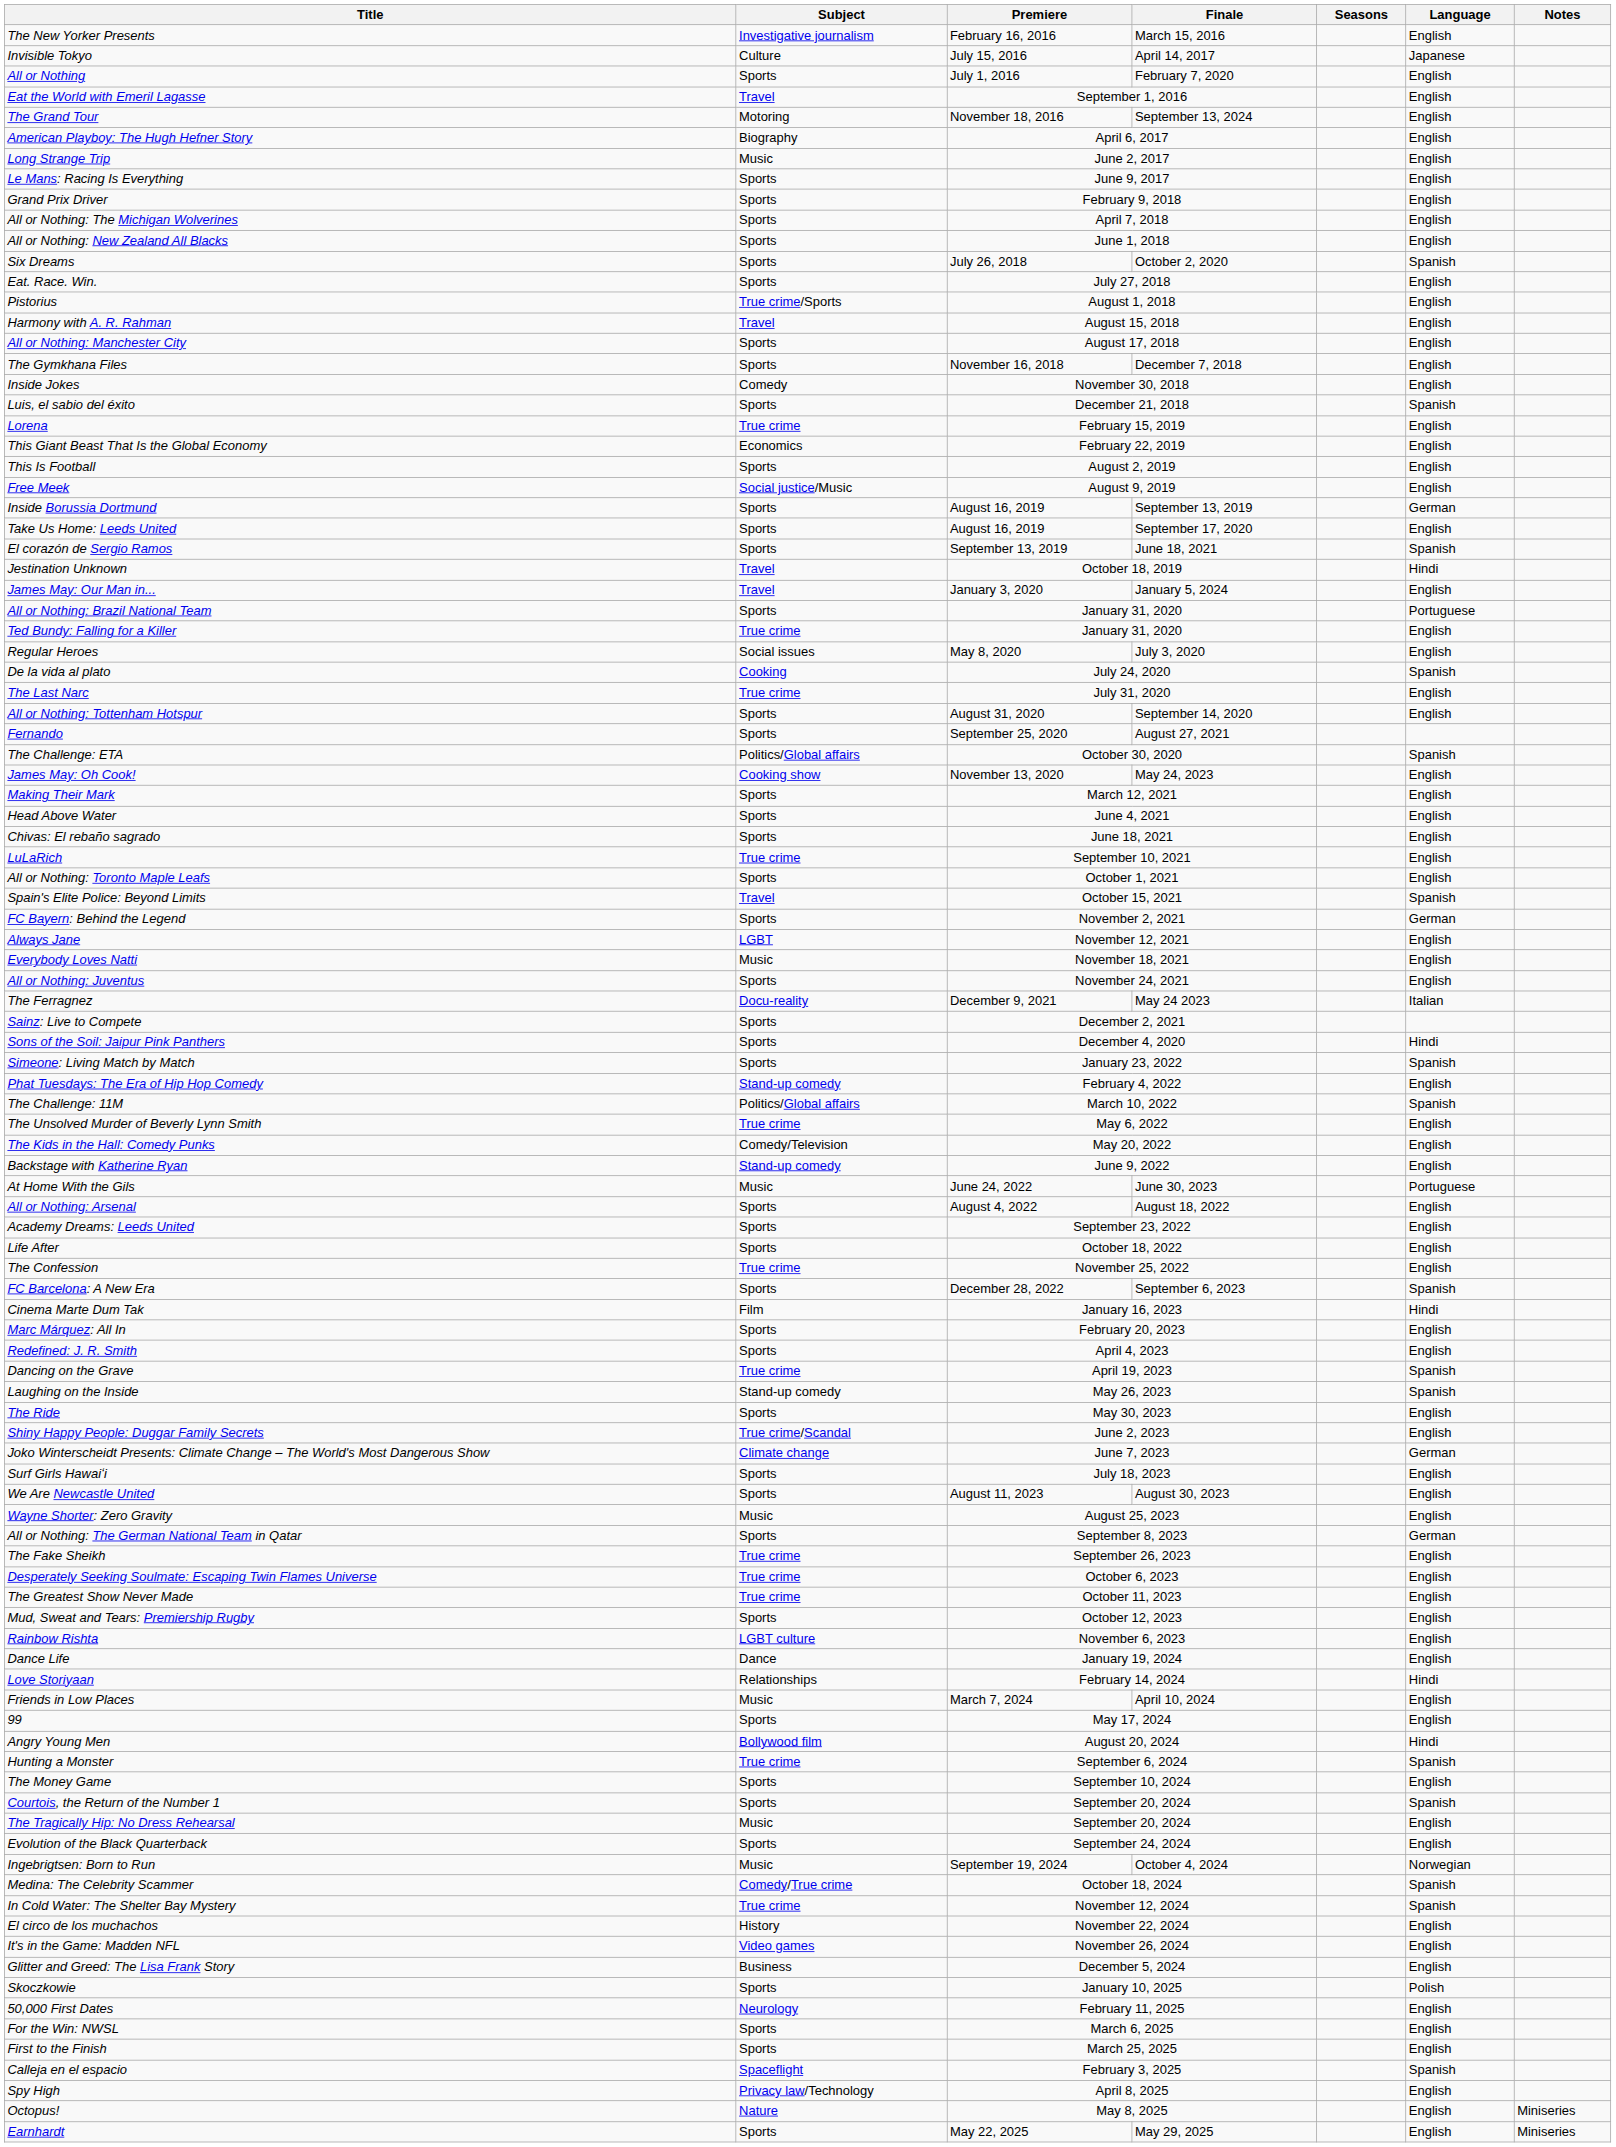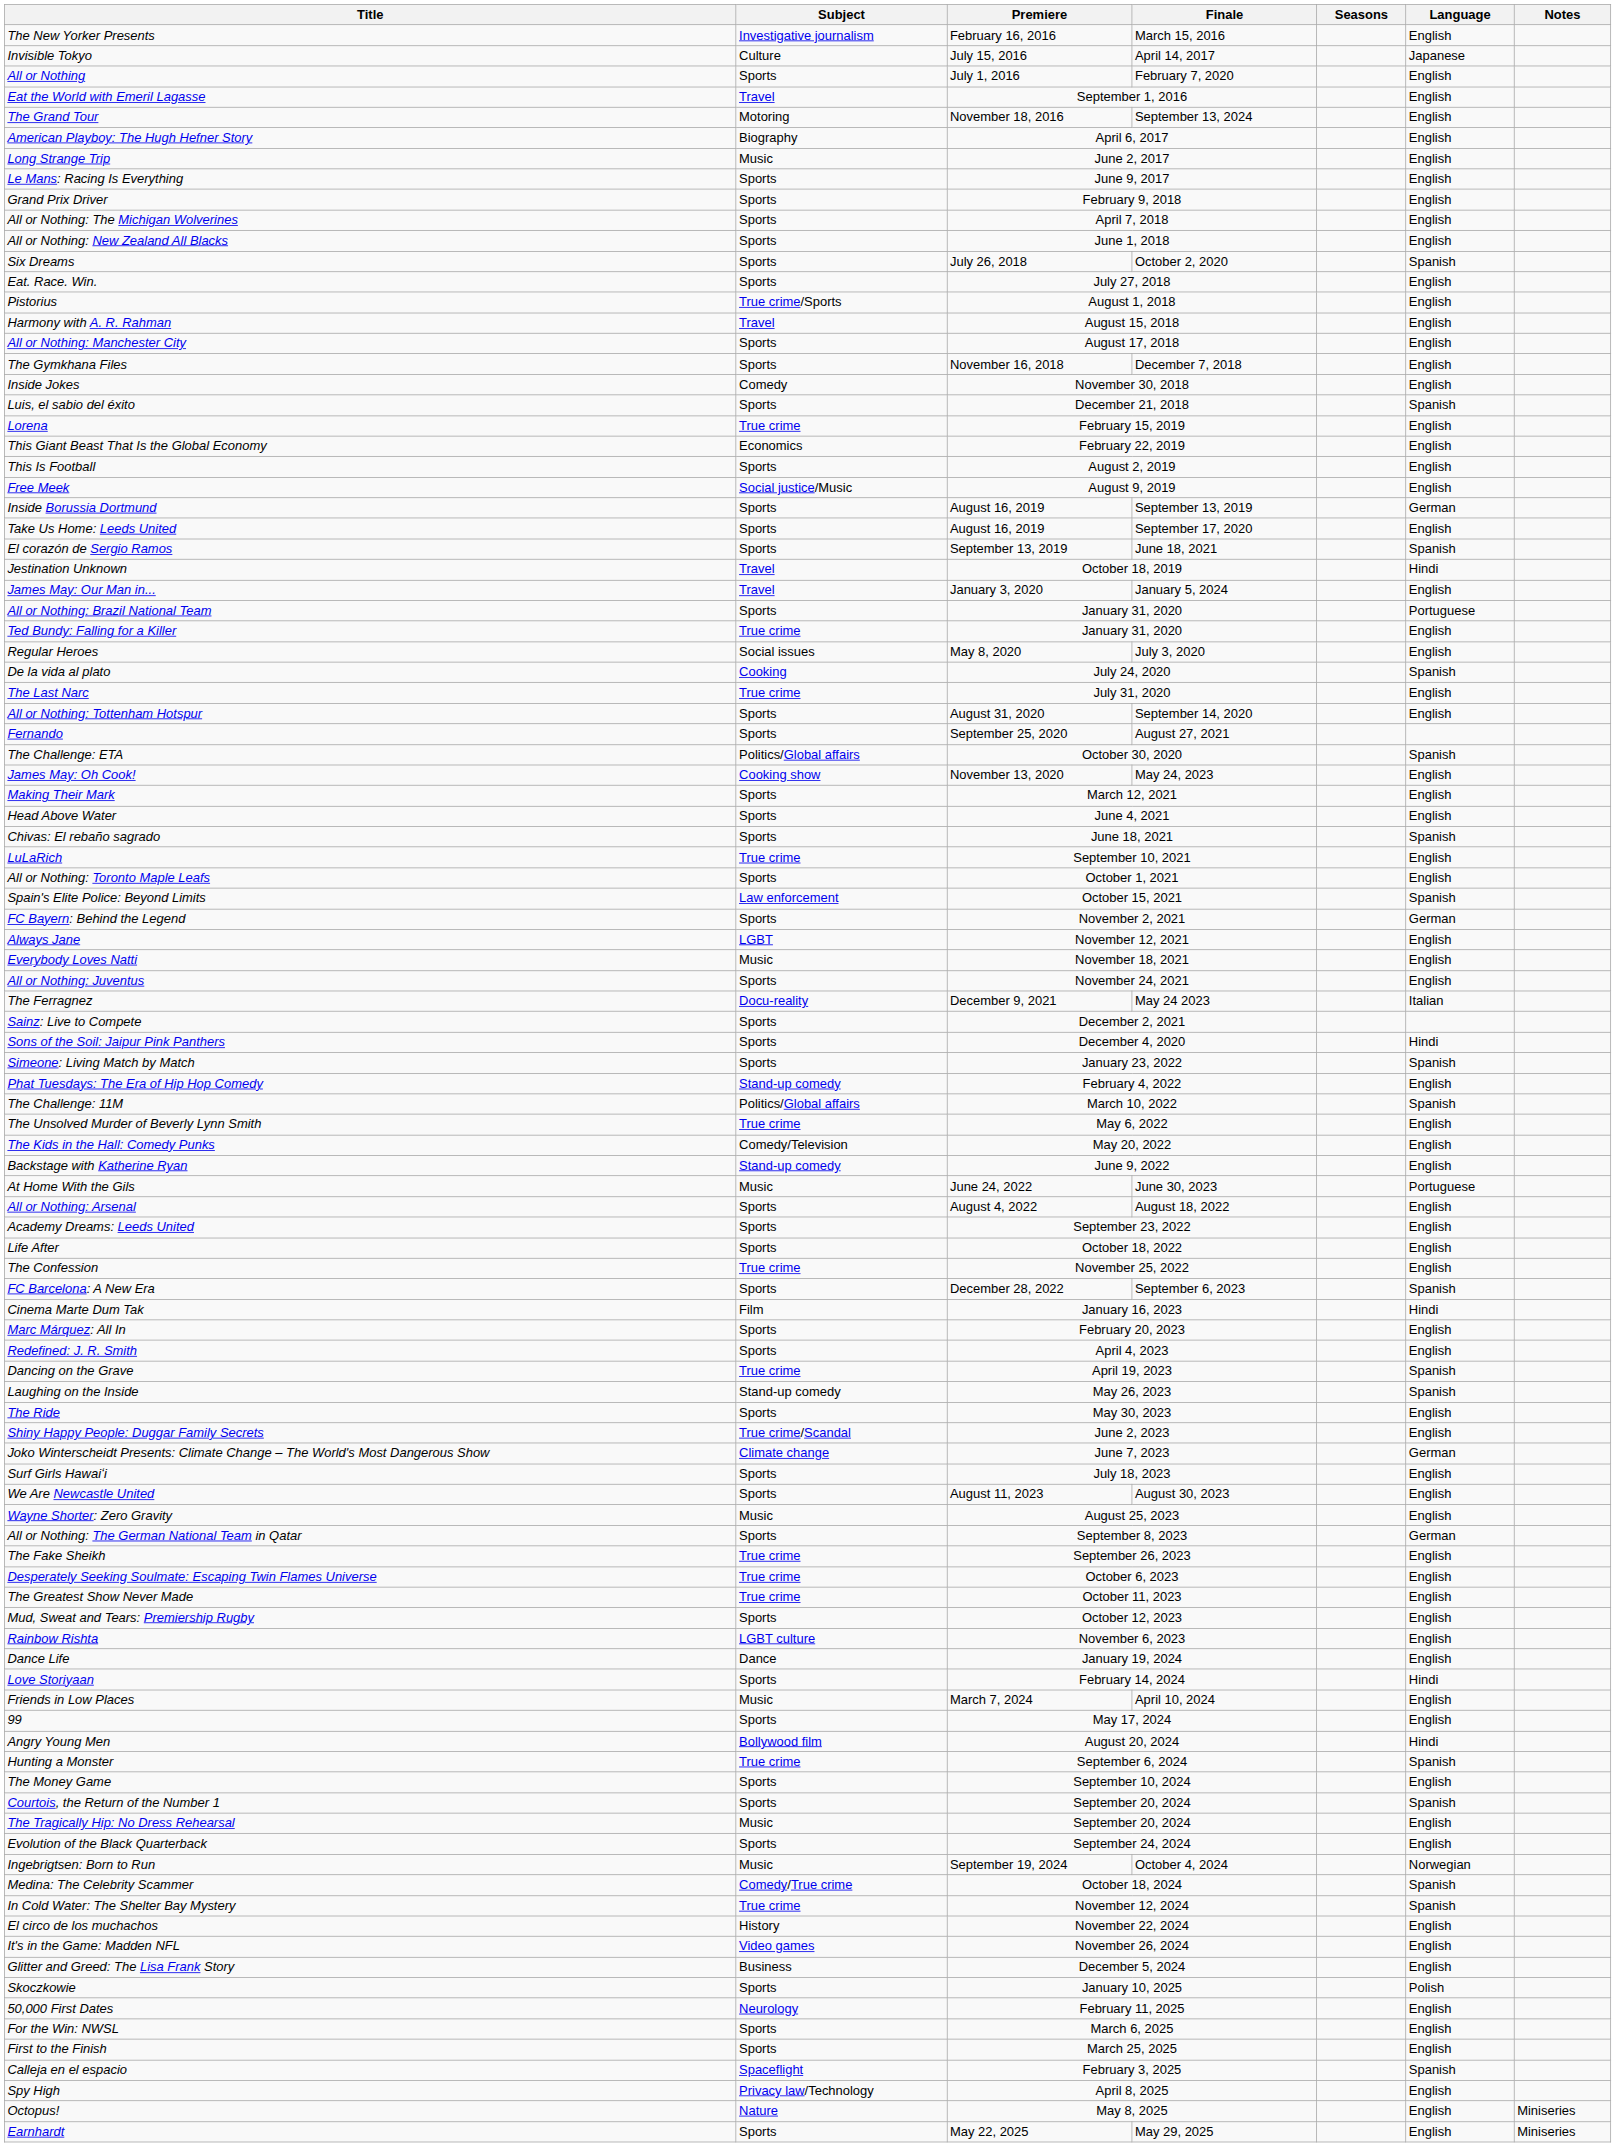(1430, 836) English -> (1432, 836) Spanish
(757, 898) Travel -> (789, 898) Law enforcement
(778, 1679) Relationships -> (758, 1679) Sports
